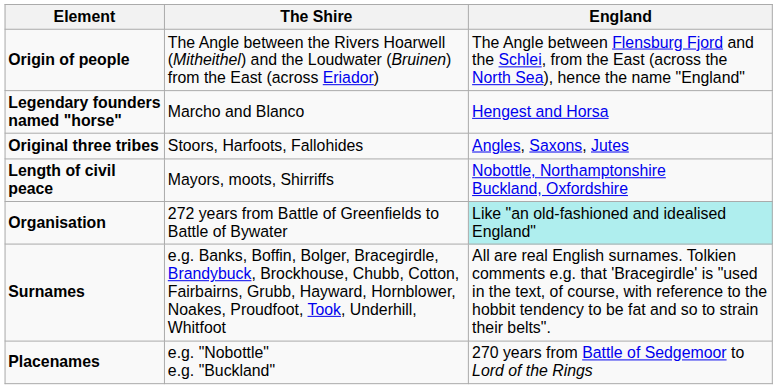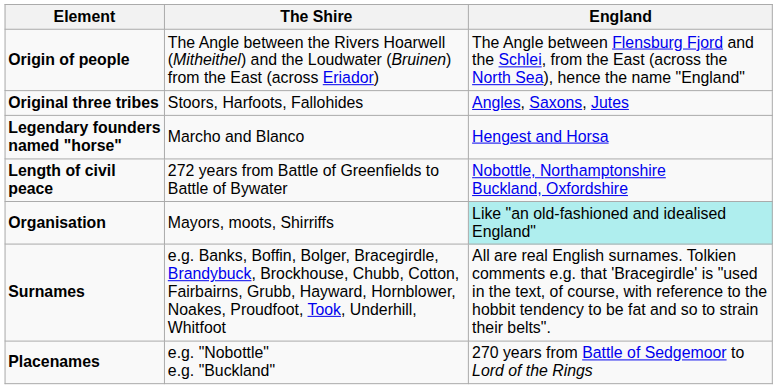rows swapped: (84, 145) <-> (84, 111)
(251, 179) Mayors, moots, Shirriffs -> (303, 179) 272 years from Battle of Greenfields to Battle of Bywater
(303, 222) 272 years from Battle of Greenfields to Battle of Bywater -> (251, 222) Mayors, moots, Shirriffs
